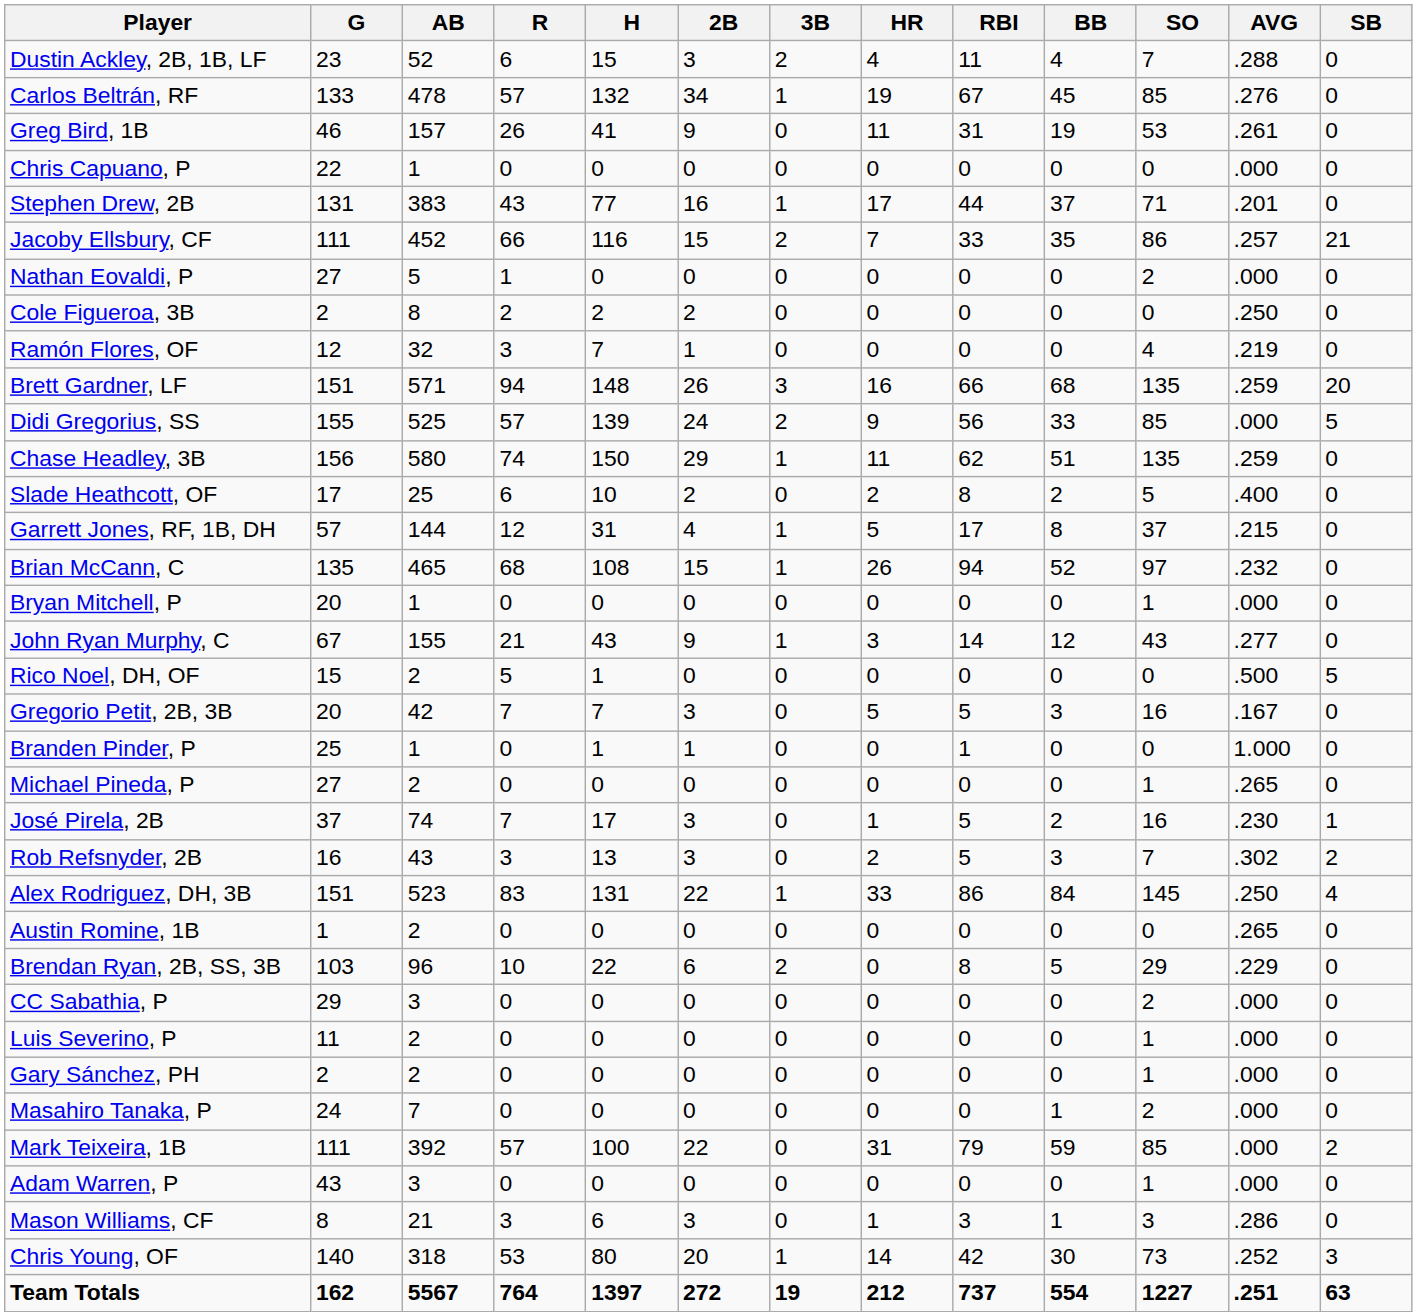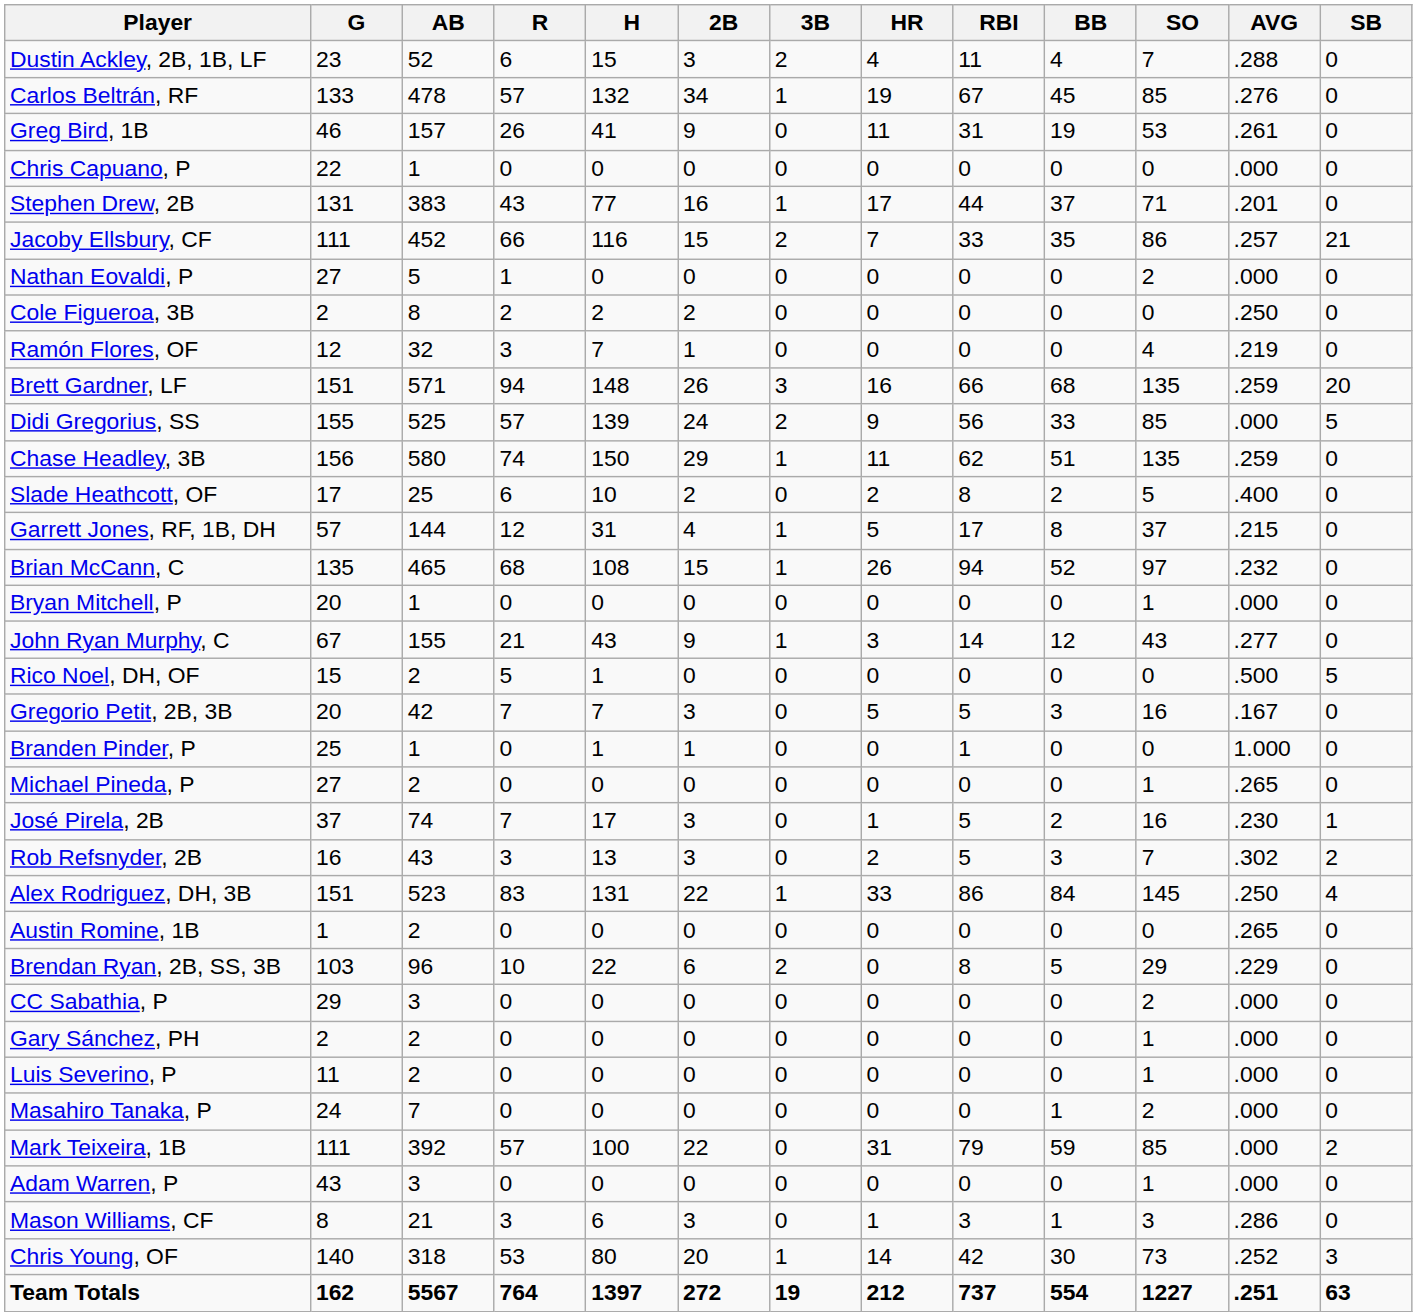rows swapped: (105, 1074) <-> (93, 1038)
